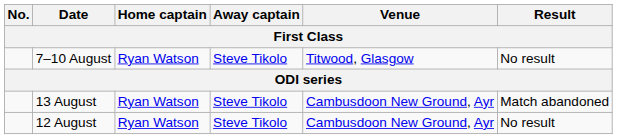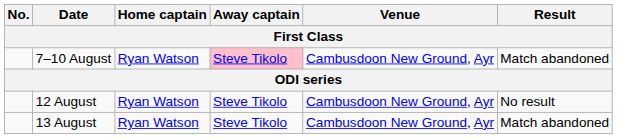(250, 58) no background -> (250, 58) pink background
(360, 58) Titwood, Glasgow -> (400, 58) Cambusdoon New Ground, Ayr
(528, 58) No result -> (555, 58) Match abandoned
rows swapped: (66, 123) <-> (66, 101)
